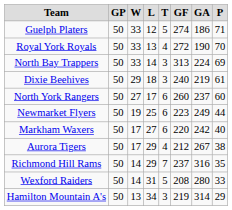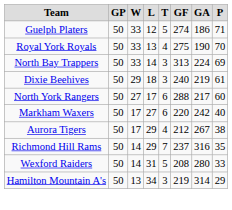(181, 46) 272 -> (181, 46) 275
(181, 96) 260 -> (181, 96) 288
(202, 96) 237 -> (202, 96) 217
- row: (56, 113)
